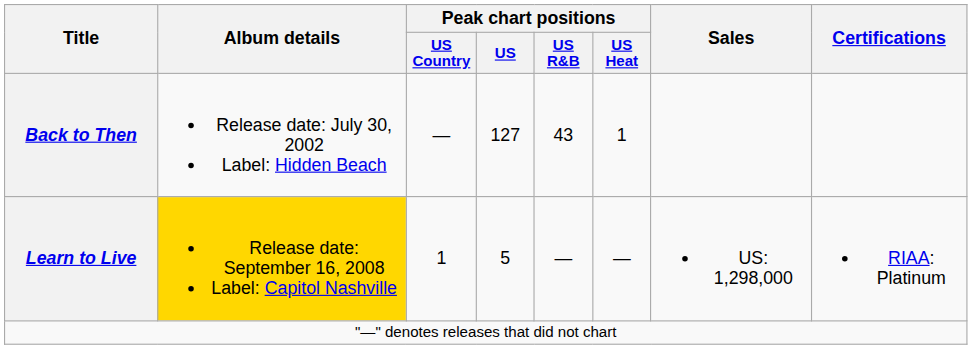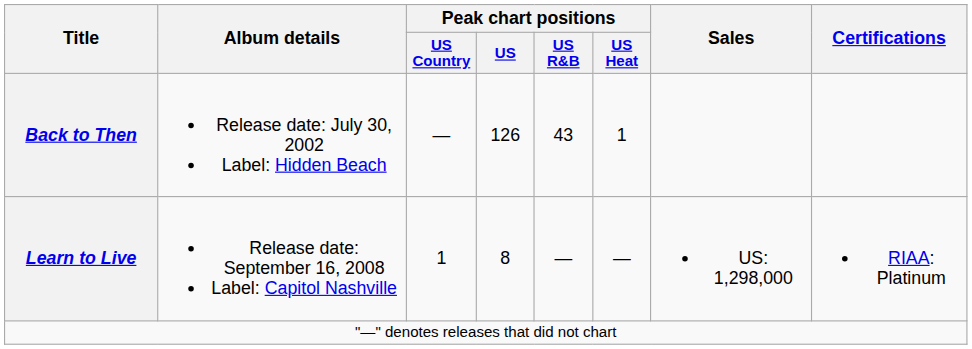(505, 134) 127 -> (505, 134) 126
(282, 269) gold background -> (282, 269) no background
(505, 258) 5 -> (505, 258) 8
